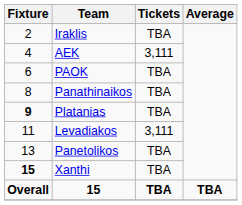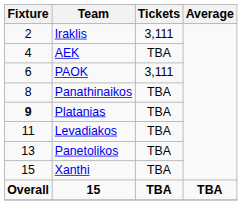(159, 33) TBA -> (159, 33) 3,111
(159, 53) 3,111 -> (159, 53) TBA
(159, 72) TBA -> (159, 72) 3,111
(159, 131) 3,111 -> (159, 131) TBA
(28, 170) bold -> (28, 170) normal
